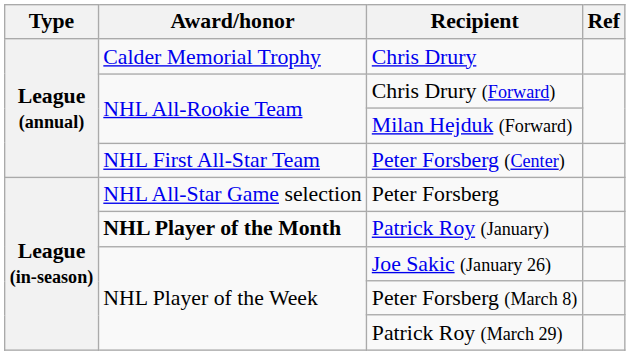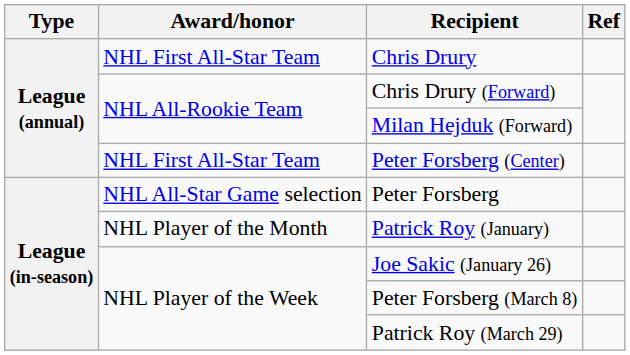(212, 56) Calder Memorial Trophy -> (212, 56) NHL First All-Star Team
(222, 228) bold -> (215, 228) normal
